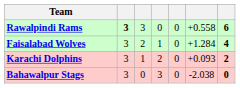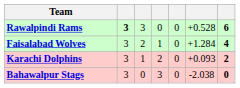(202, 28) +0.558 -> (202, 28) +0.528
